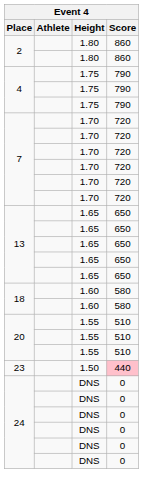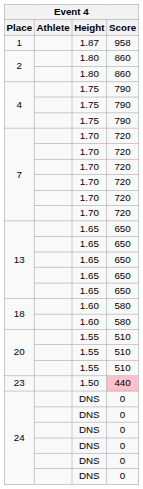+ row: (19, 43)
